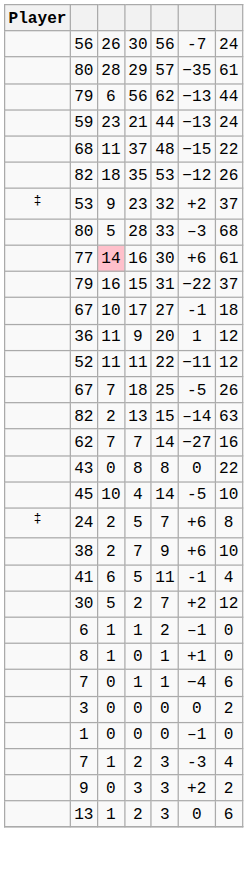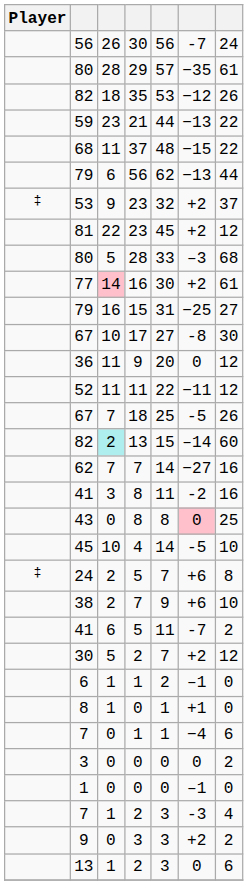rows swapped: (84, 97) <-> (84, 175)
(229, 123) 24 -> (229, 123) 22
+ row: (84, 232)
(197, 258) +6 -> (197, 285) +2
(197, 285) −22 -> (197, 311) −25
(229, 285) 37 -> (229, 311) 27
(197, 311) -1 -> (197, 337) -8
(229, 311) 18 -> (229, 337) 30
(197, 337) 1 -> (197, 363) 0
(111, 416) no background -> (111, 442) paleturquoise background
(229, 416) 63 -> (229, 442) 60
+ row: (84, 495)
(197, 469) no background -> (197, 521) pink background
(229, 469) 22 -> (229, 521) 25
(197, 578) -1 -> (197, 630) -7
(229, 578) 4 -> (229, 630) 2
